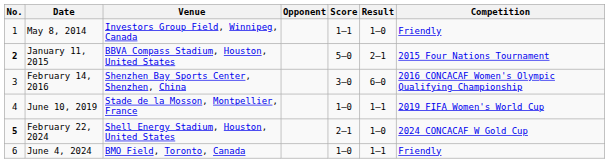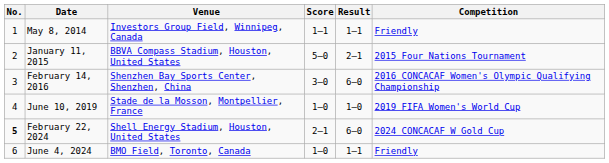- column: (304, 12)
(378, 31) 1–0 -> (354, 31) 1–1
(15, 56) bold -> (15, 56) normal
(378, 106) 1–1 -> (354, 106) 1–0
(378, 131) 1–0 -> (354, 131) 6–0
